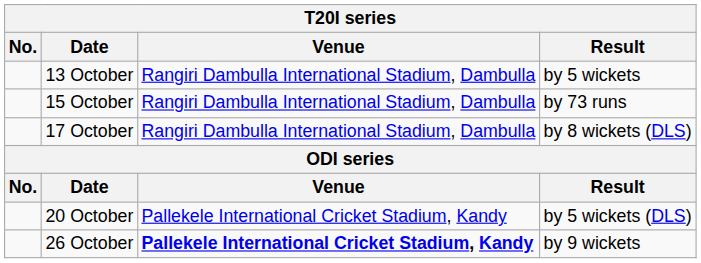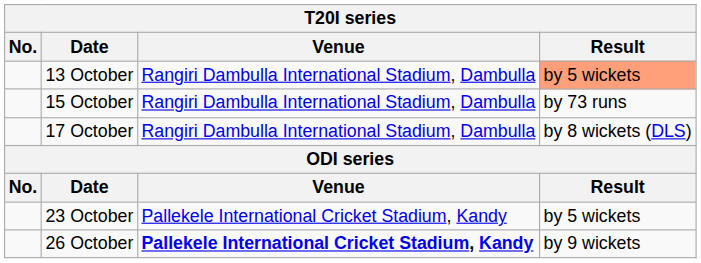(592, 74) no background -> (592, 74) lightsalmon background
- row: (89, 215)
+ row: (89, 215)
